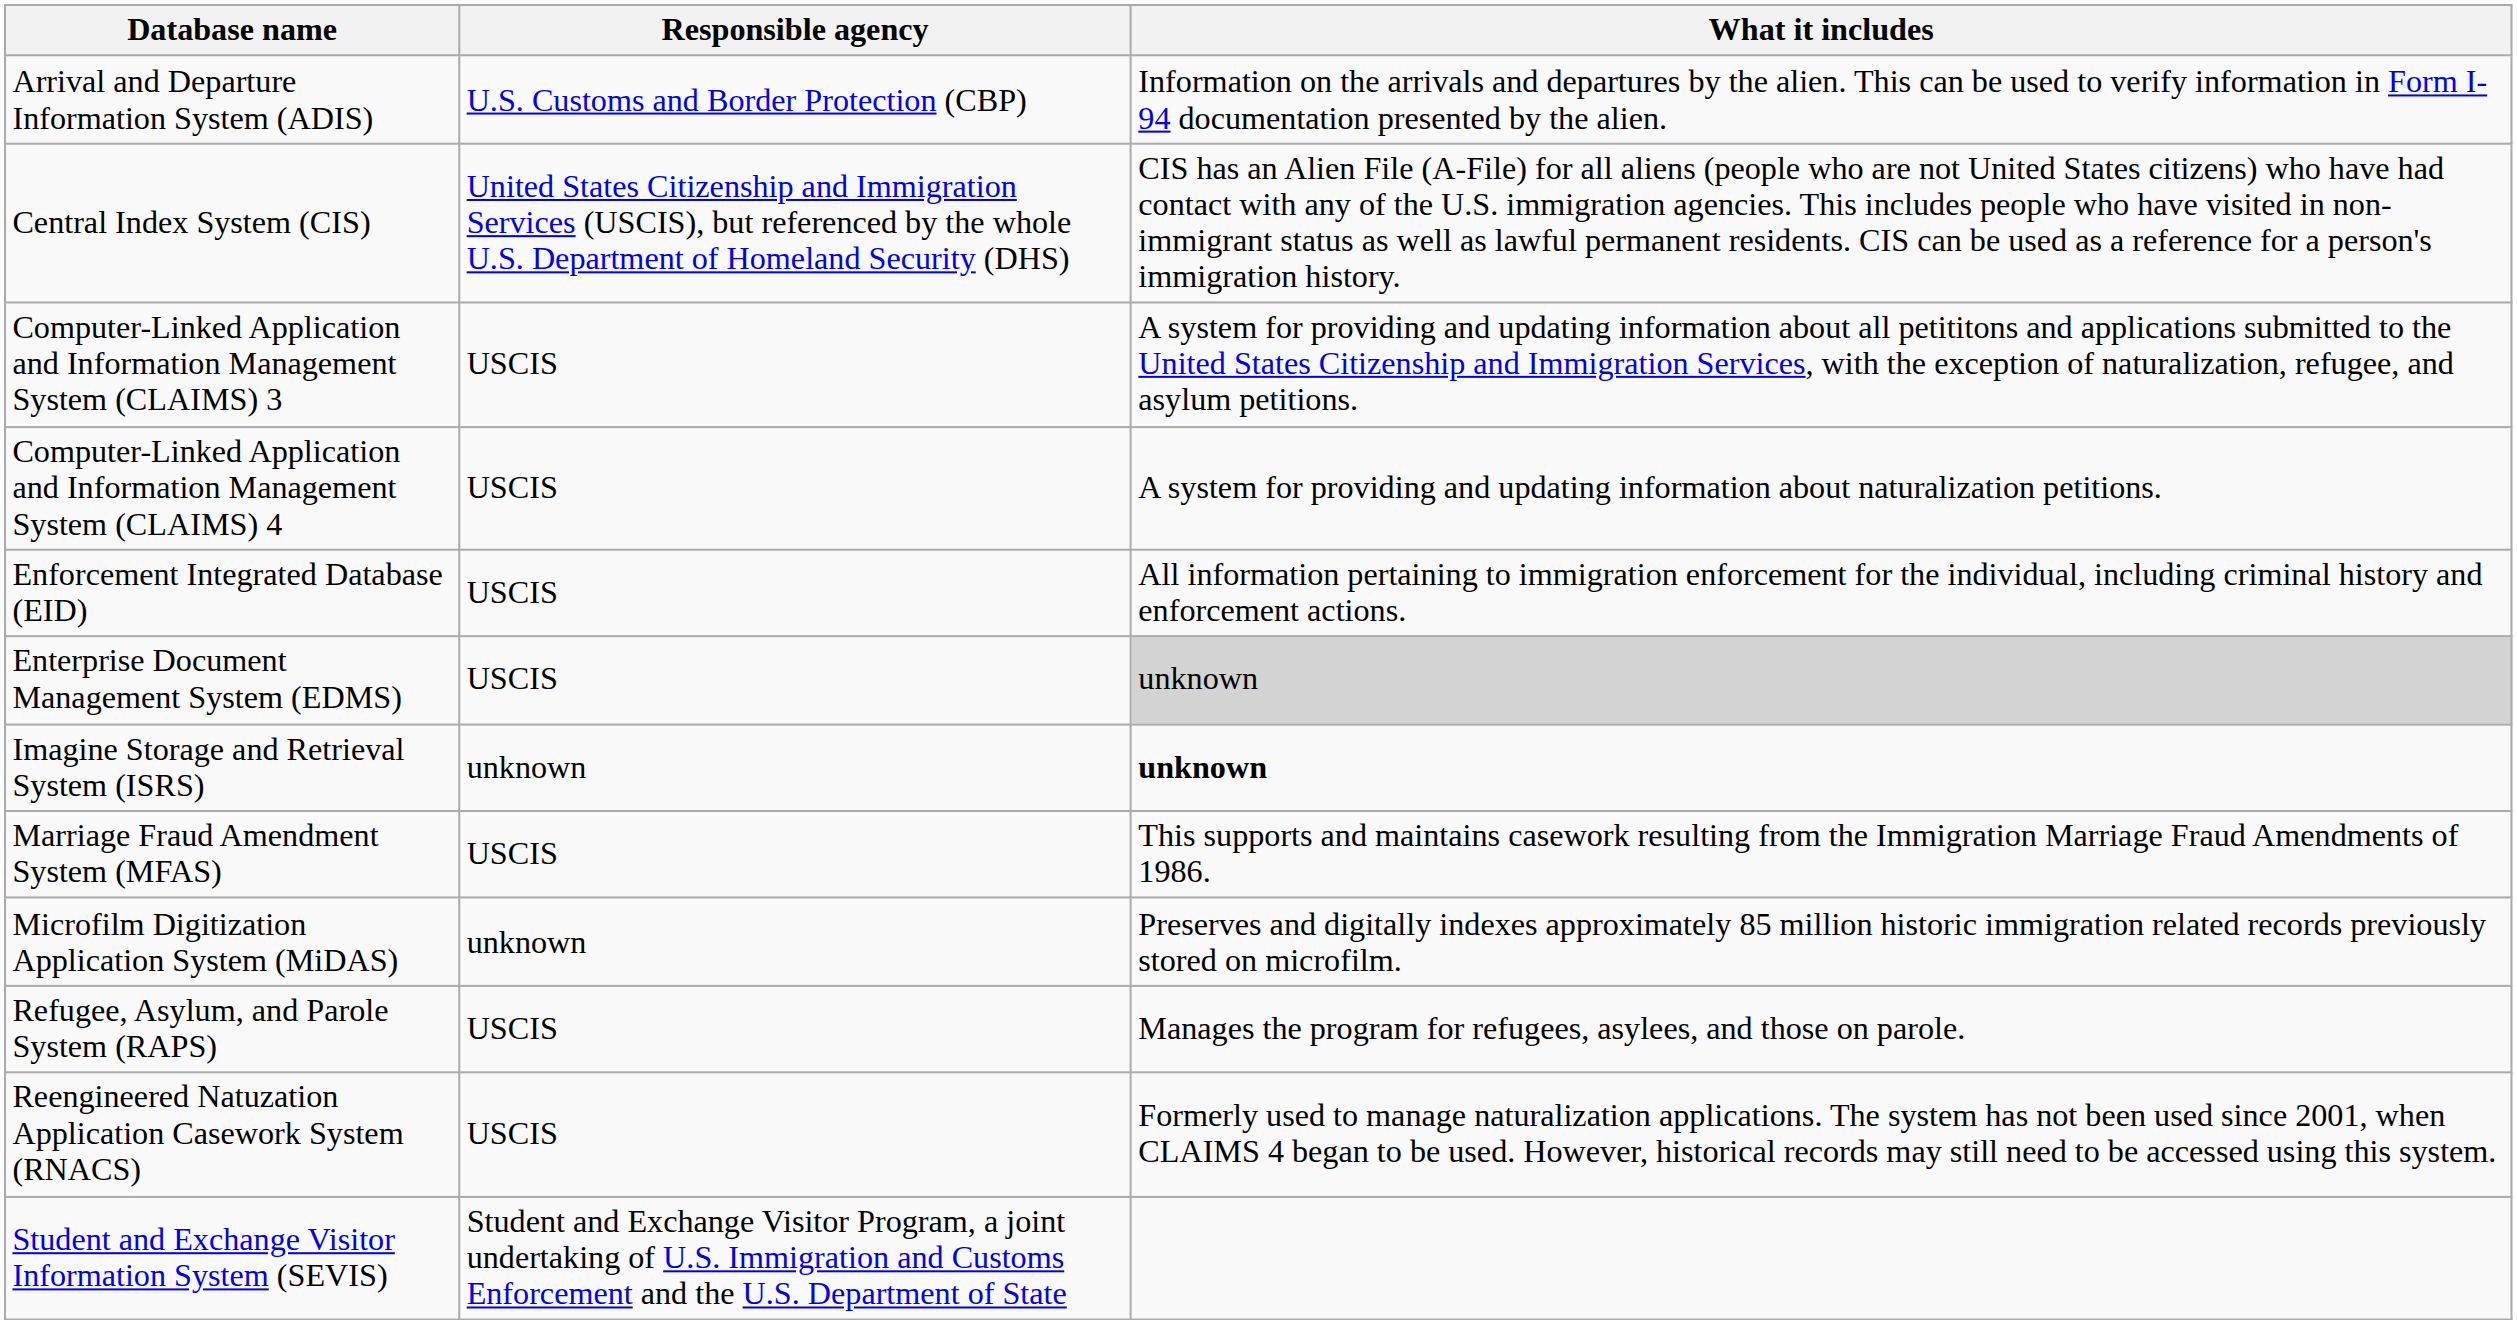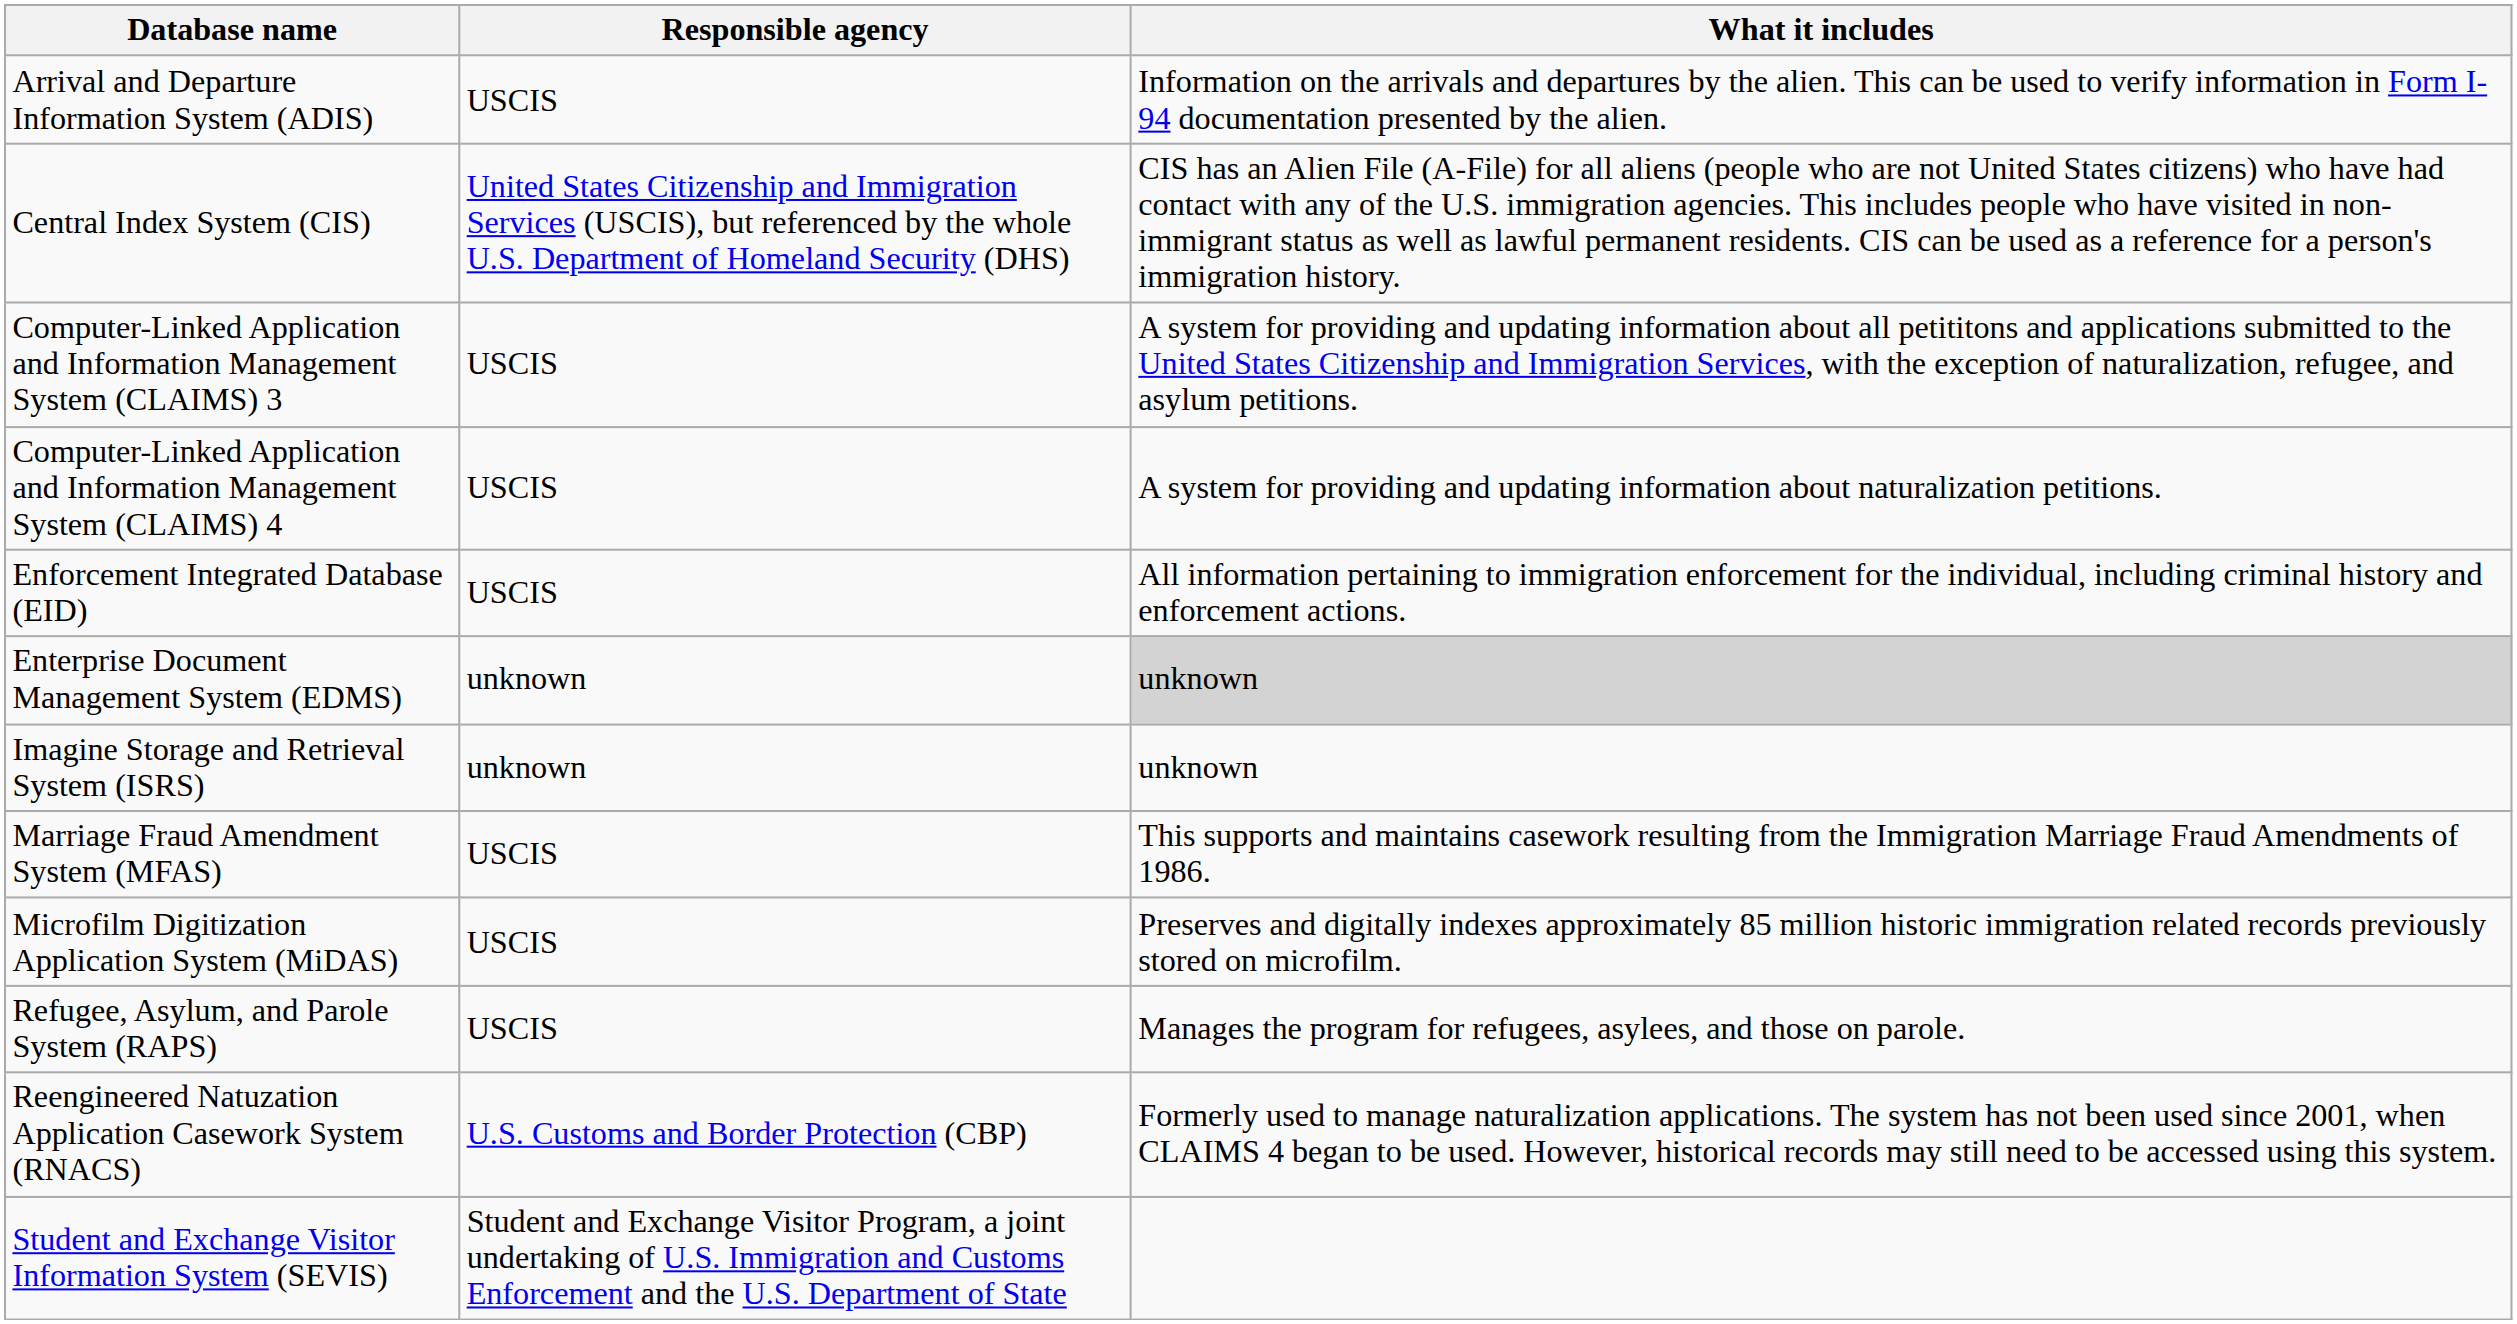(747, 99) U.S. Customs and Border Protection (CBP) -> (512, 99) USCIS
(512, 679) USCIS -> (527, 679) unknown
(1203, 766) bold -> (1198, 766) normal
(527, 941) unknown -> (512, 941) USCIS
(512, 1133) USCIS -> (747, 1133) U.S. Customs and Border Protection (CBP)
